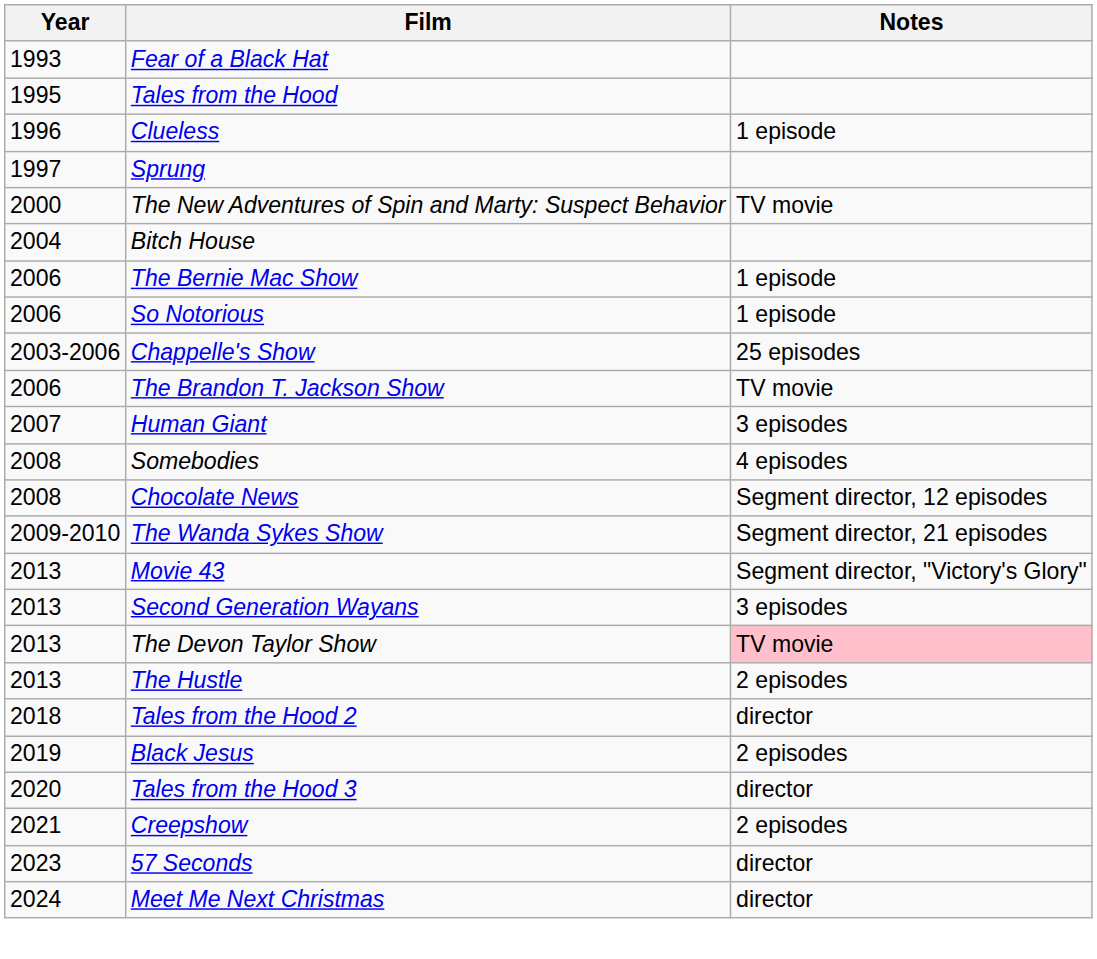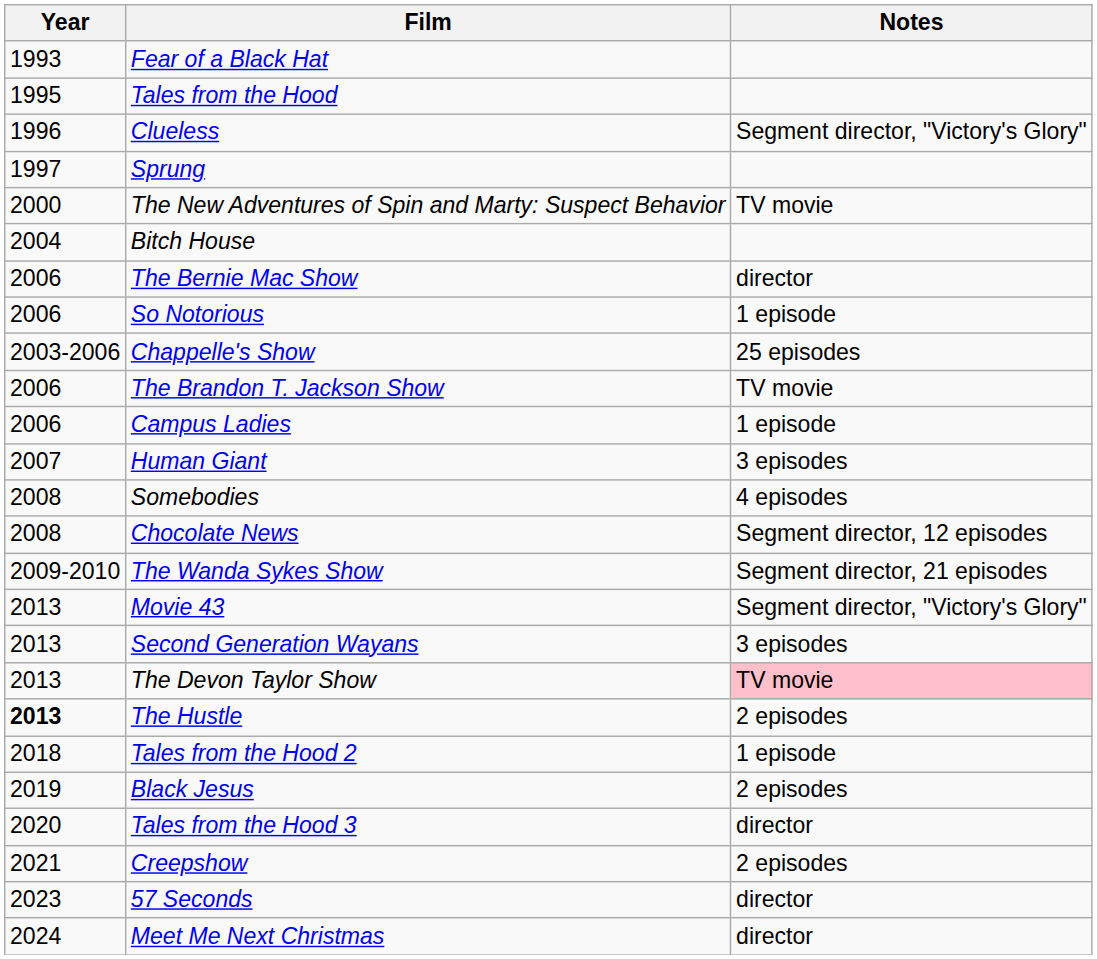(786, 132) 1 episode -> (911, 132) Segment director, "Victory's Glory"
(786, 278) 1 episode -> (775, 278) director
+ row: (211, 424)
(36, 680) normal -> (36, 717) bold
(775, 717) director -> (786, 753) 1 episode
